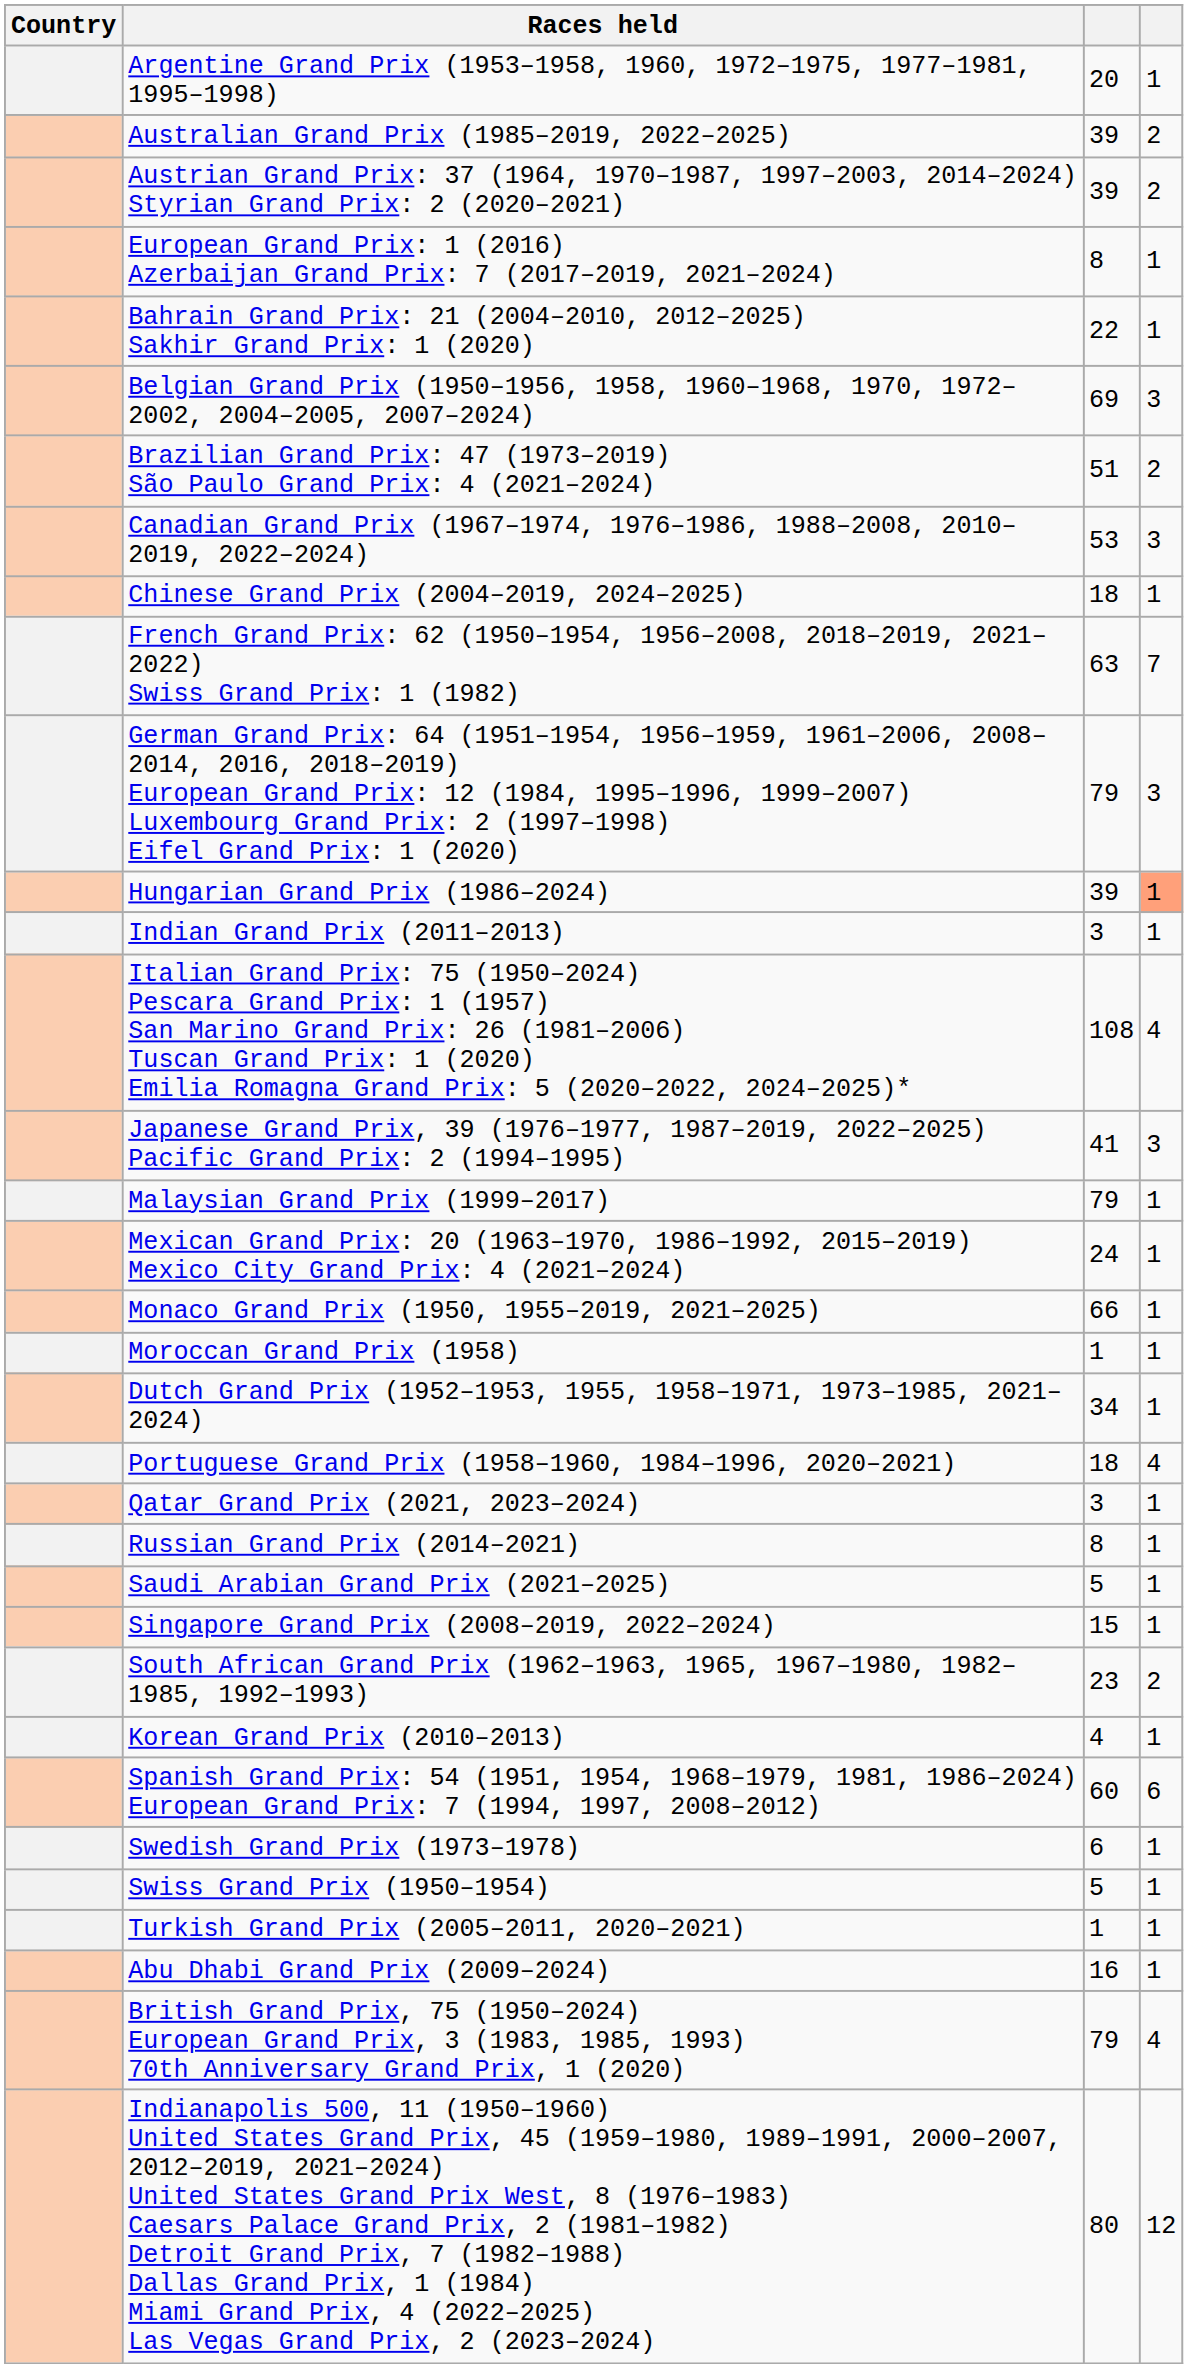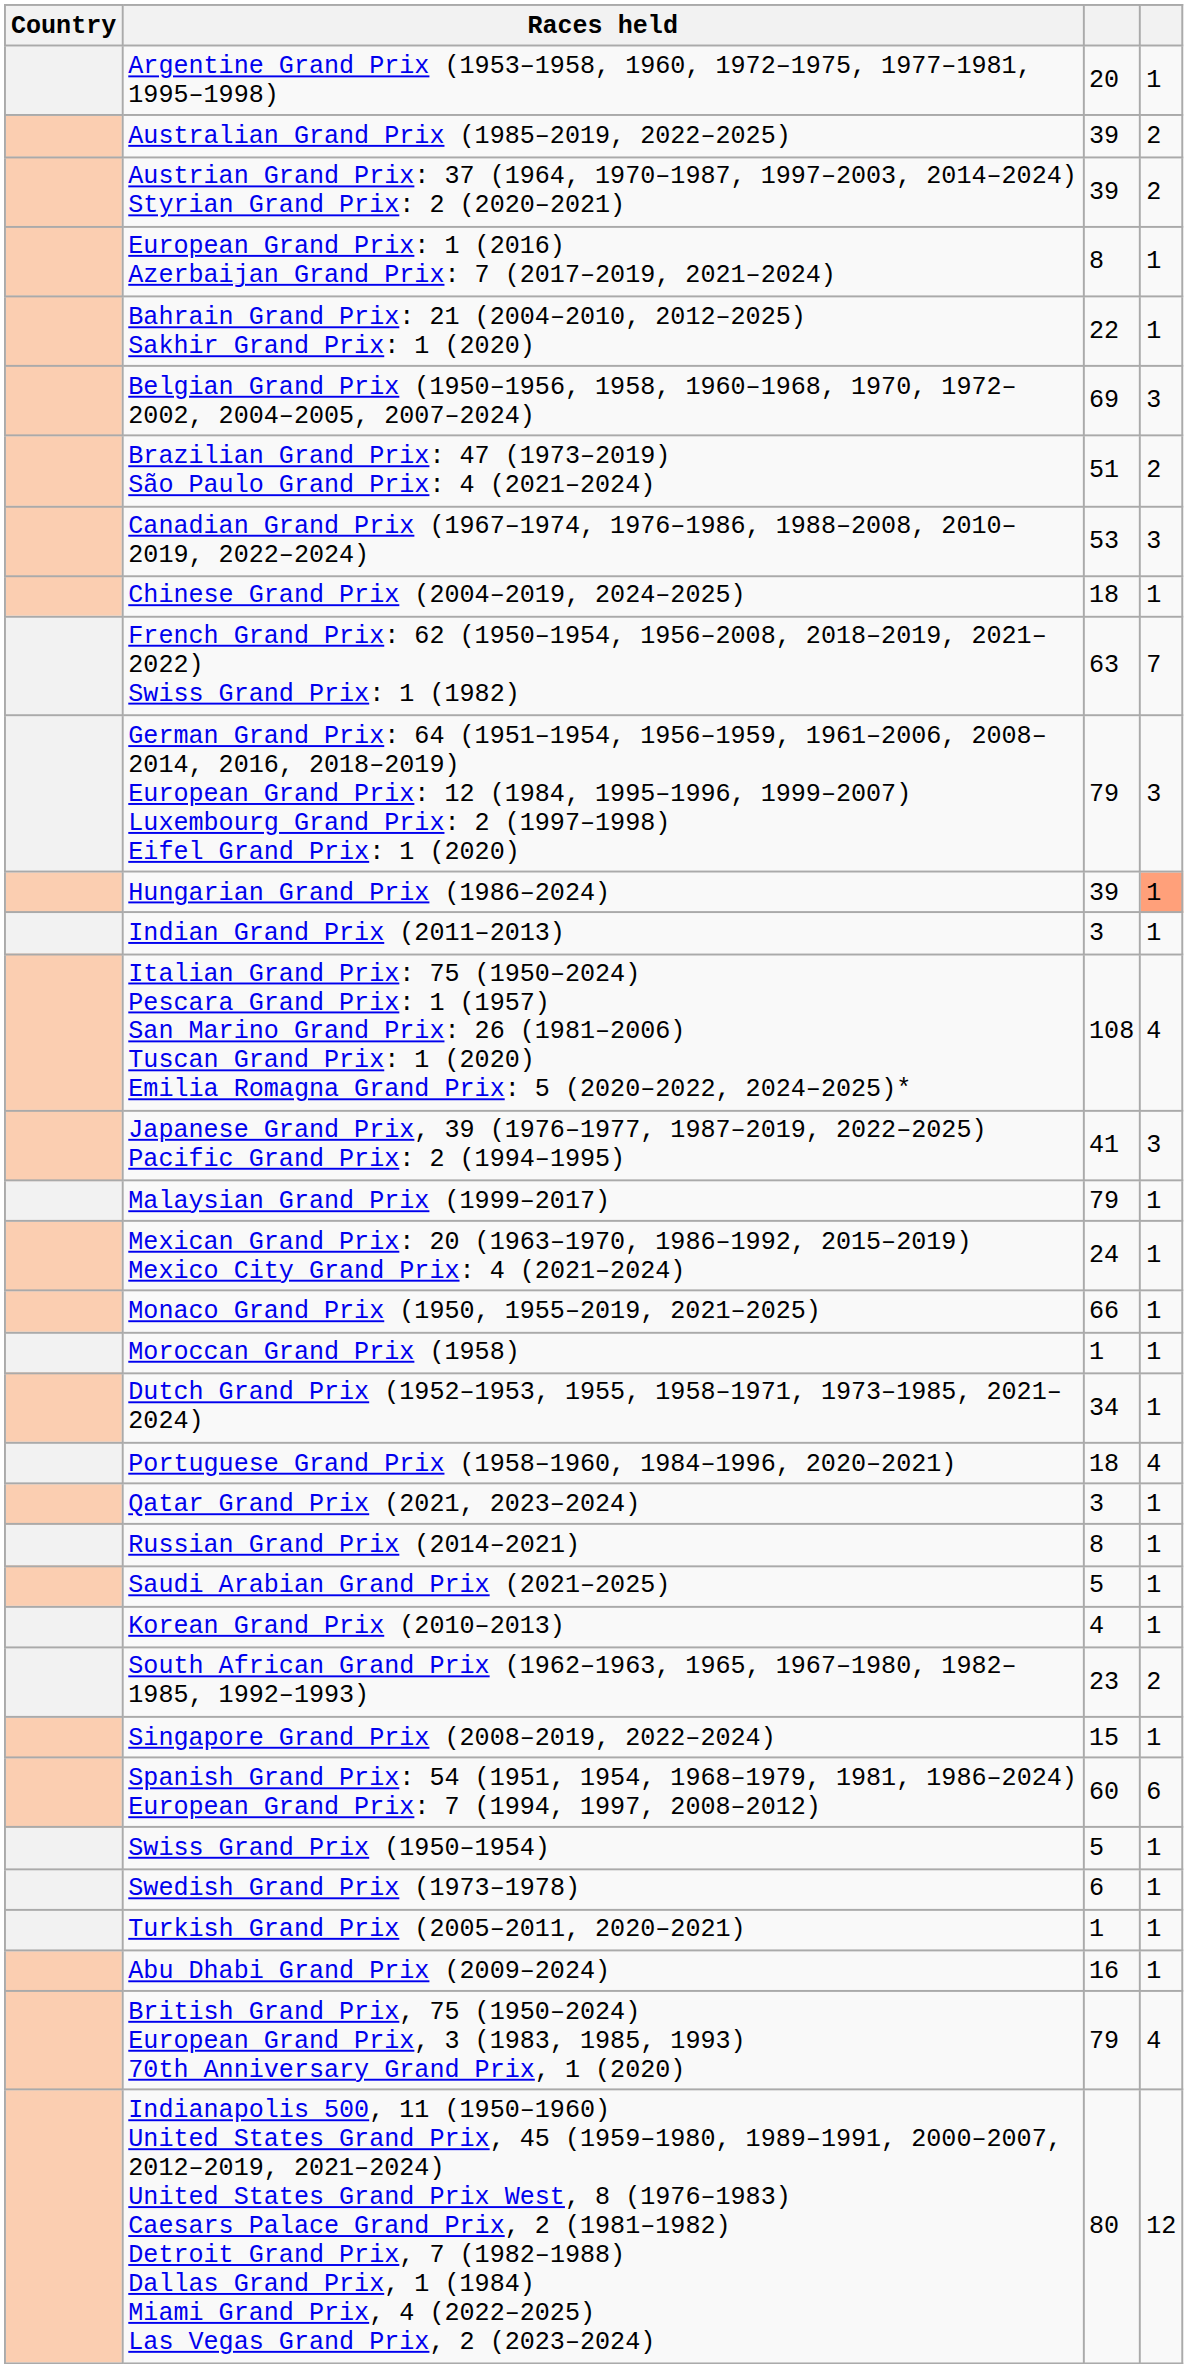rows swapped: (452, 1627) <-> (347, 1737)
rows swapped: (354, 1848) <-> (339, 1889)
